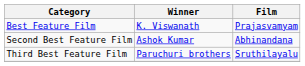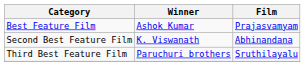(168, 26) K. Viswanath -> (165, 26) Ashok Kumar
(165, 40) Ashok Kumar -> (168, 40) K. Viswanath
